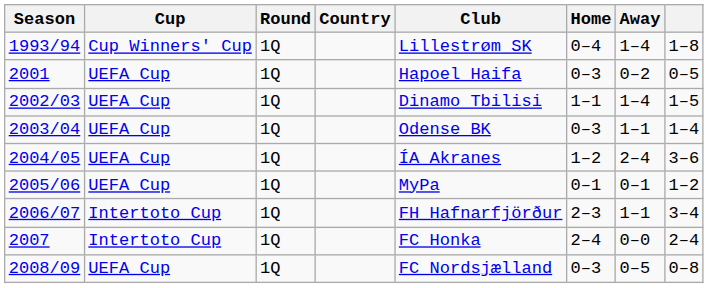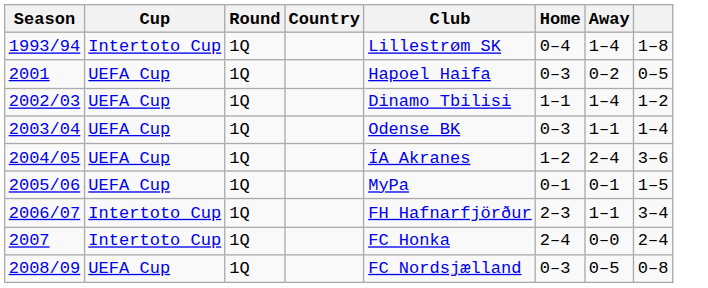(170, 46) Cup Winners' Cup -> (155, 46) Intertoto Cup
(684, 102) 1–5 -> (653, 102) 1–2
(684, 185) 1–2 -> (653, 185) 1–5
